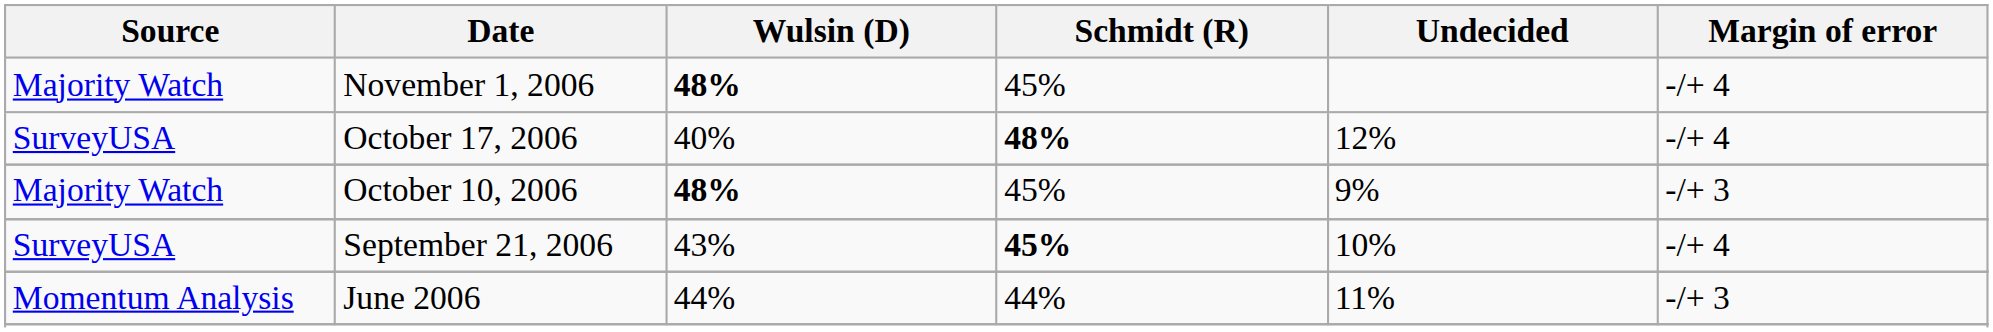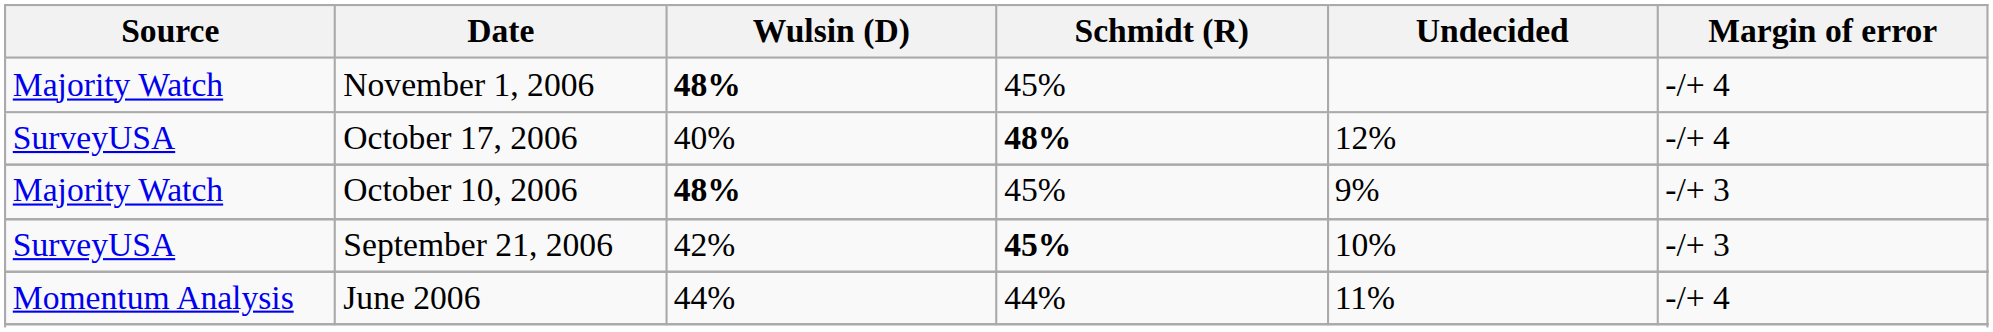(705, 244) 43% -> (705, 244) 42%
(1698, 244) -/+ 4 -> (1698, 244) -/+ 3
(1698, 297) -/+ 3 -> (1698, 297) -/+ 4
